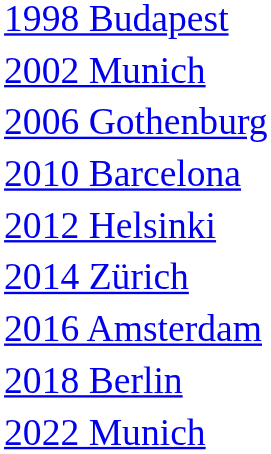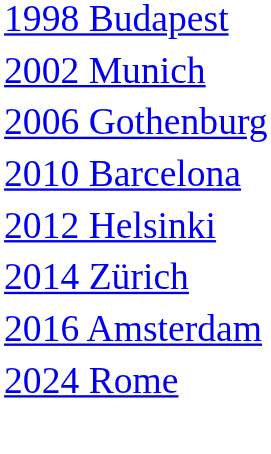- row: (93, 380)
- row: (105, 432)
+ row: (91, 380)
